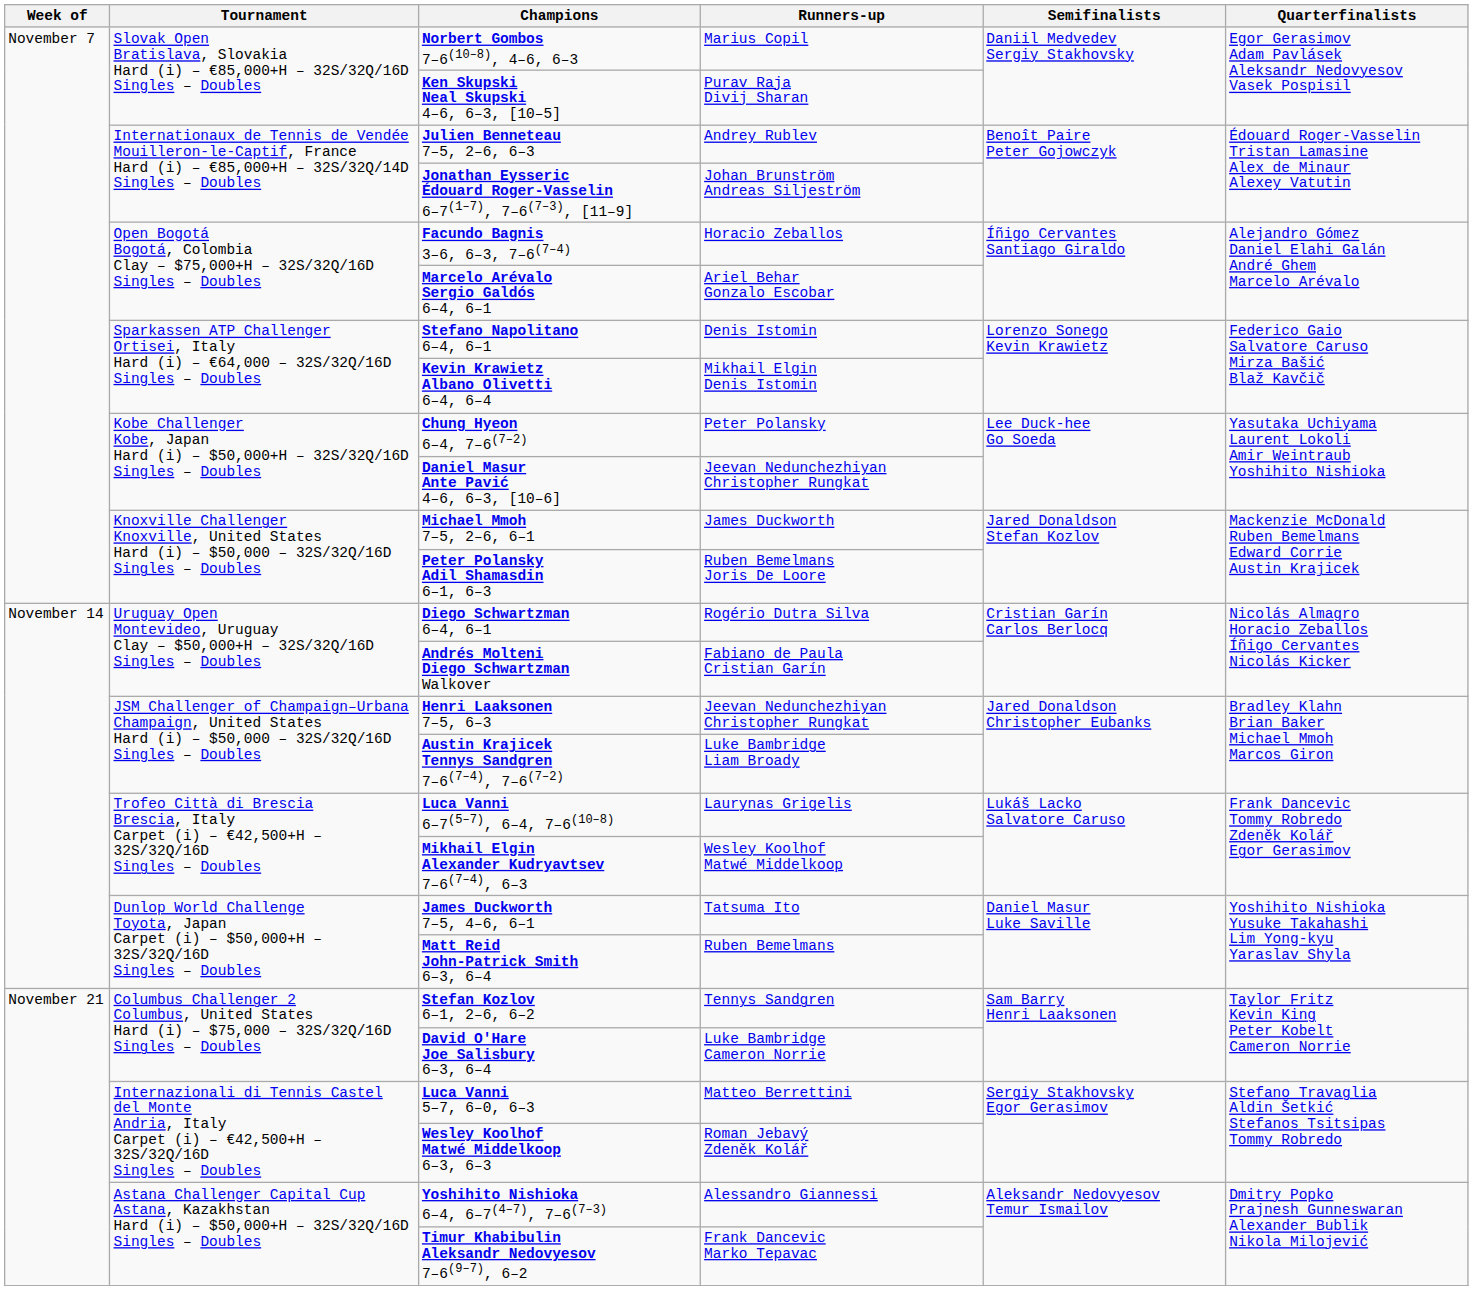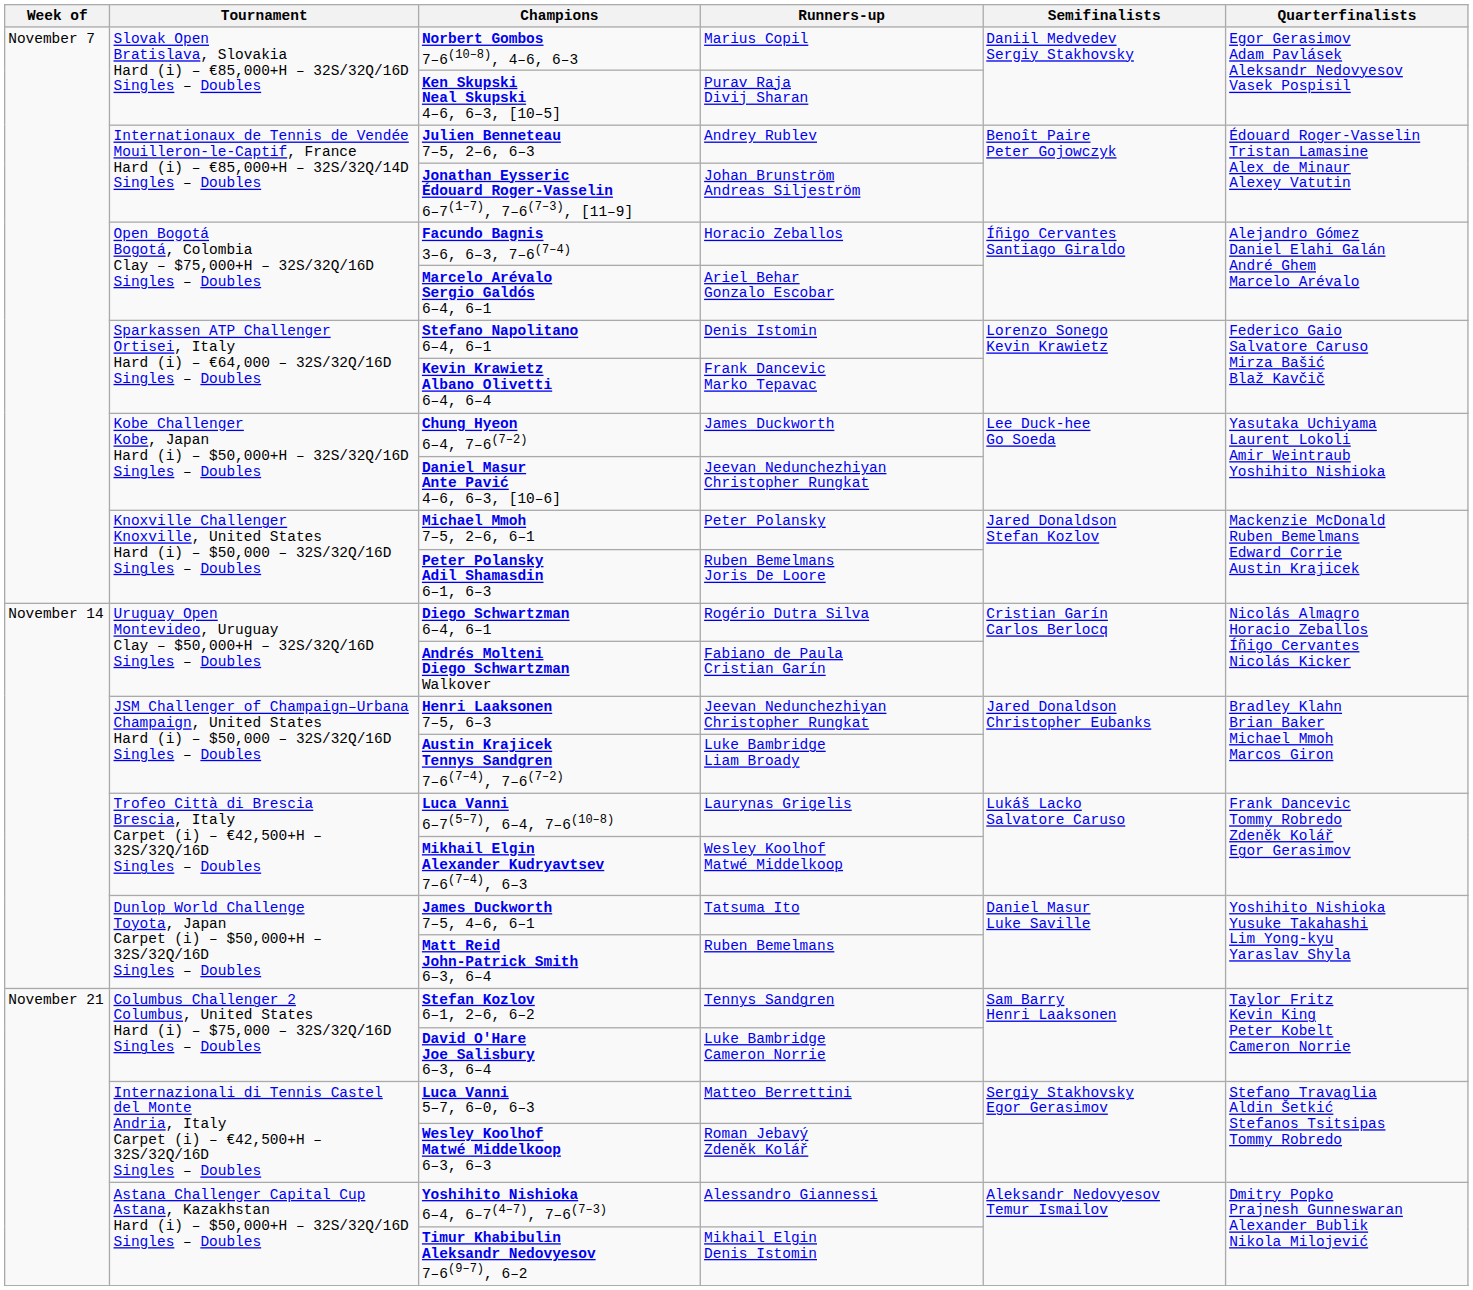(761, 378) Mikhail Elgin Denis Istomin -> (765, 378) Frank Dancevic Marko Tepavac
(765, 424) Peter Polansky -> (769, 424) James Duckworth
(769, 522) James Duckworth -> (765, 522) Peter Polansky
(765, 1246) Frank Dancevic Marko Tepavac -> (761, 1246) Mikhail Elgin Denis Istomin
